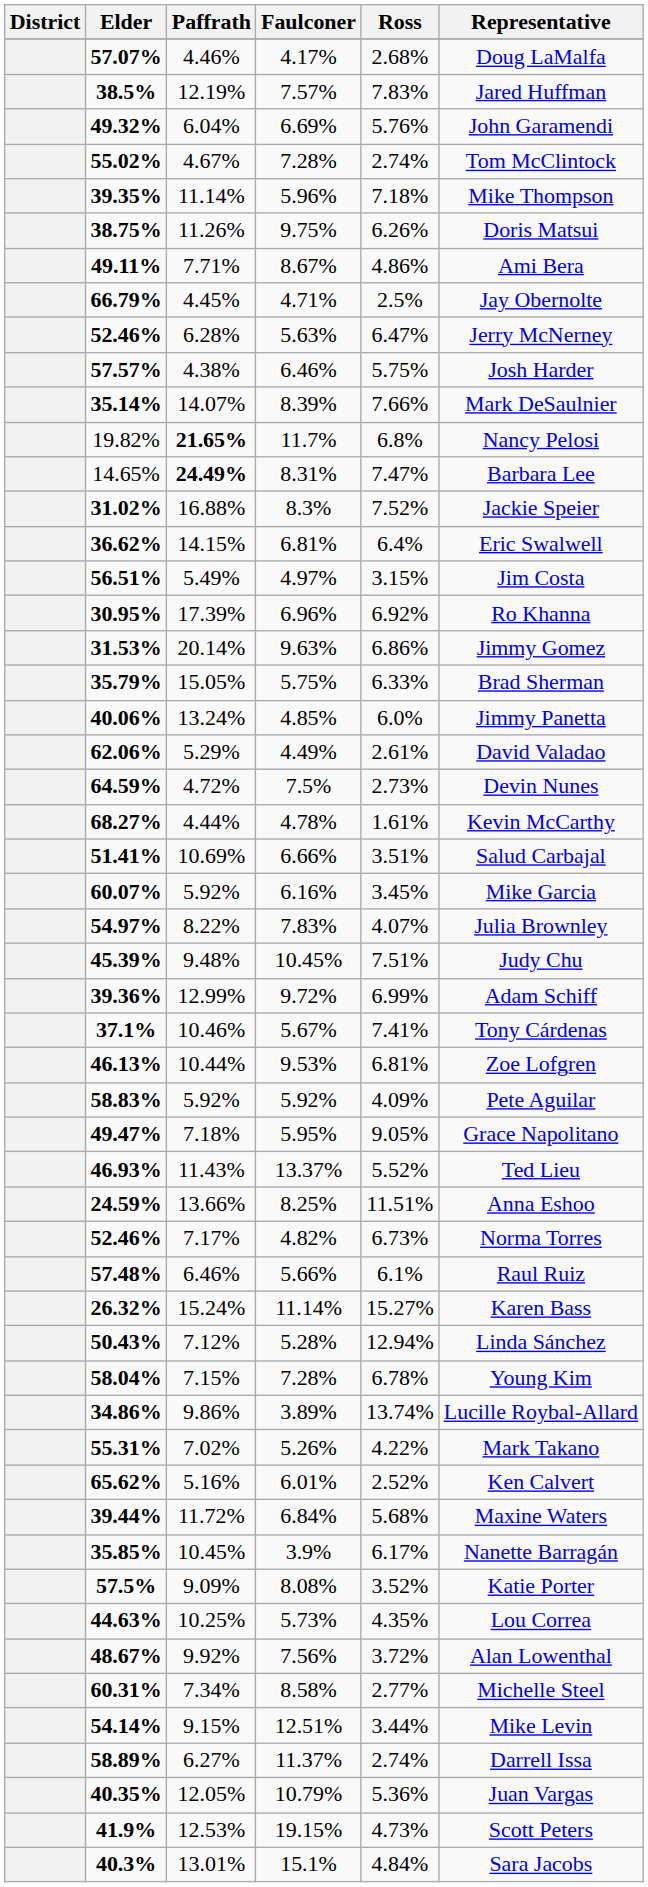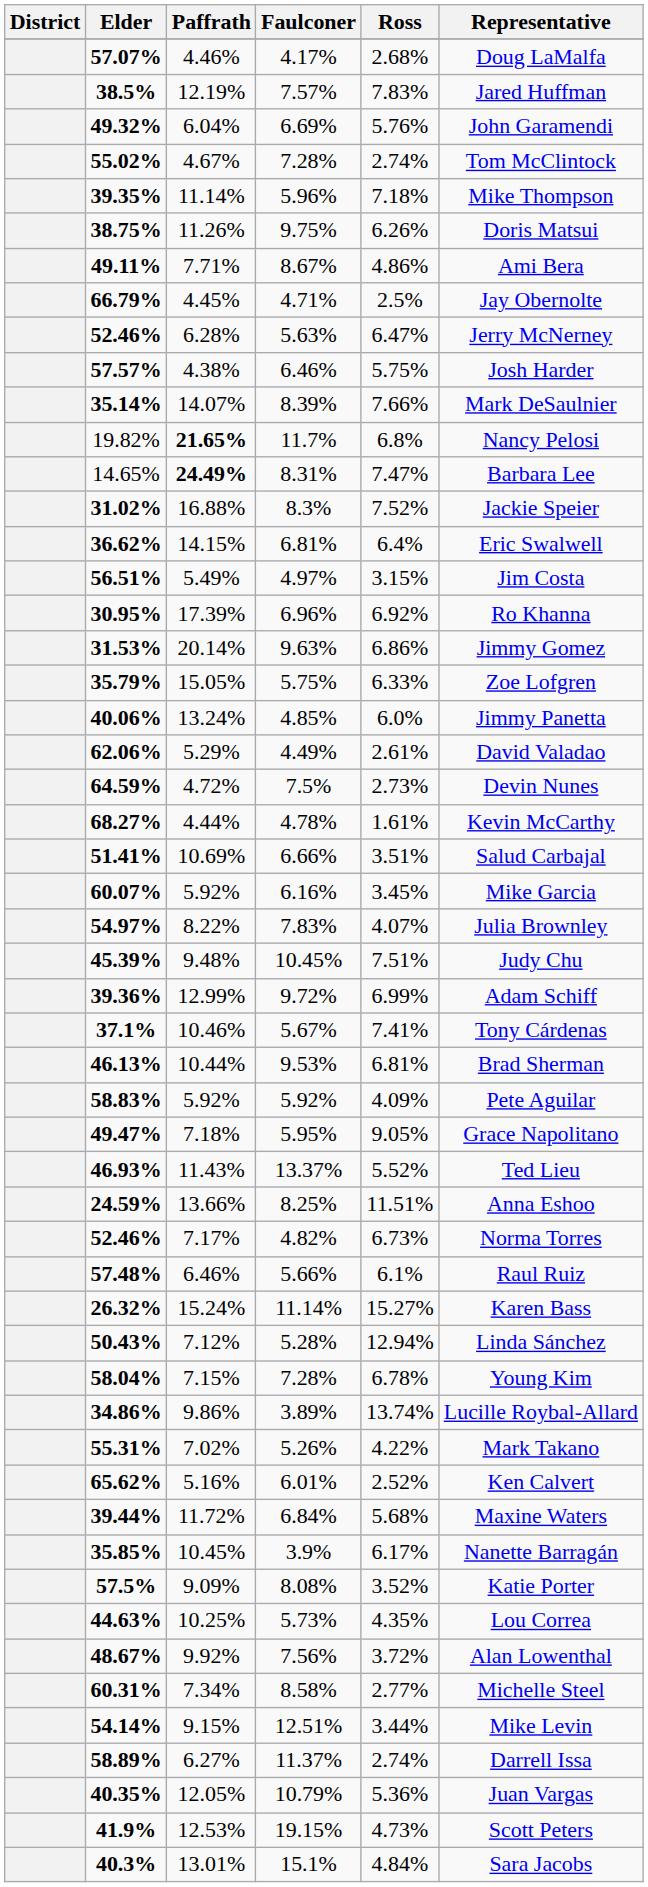(541, 682) Brad Sherman -> (541, 682) Zoe Lofgren
(541, 1064) Zoe Lofgren -> (541, 1064) Brad Sherman
